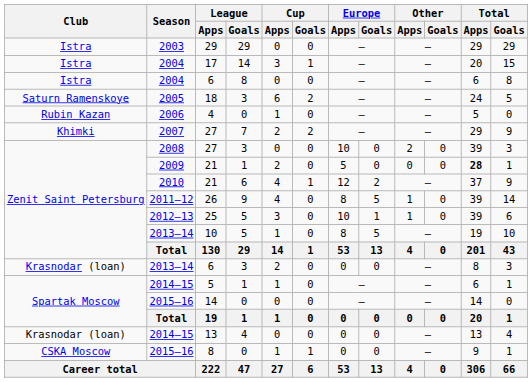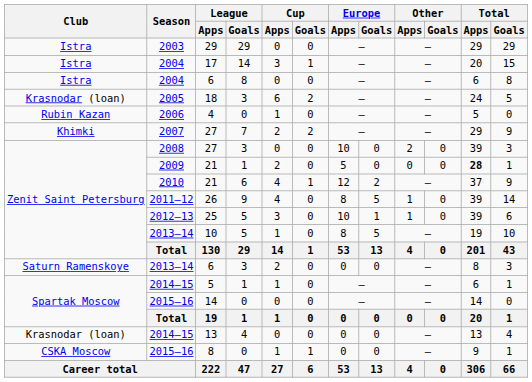(76, 98) Saturn Ramenskoye -> (76, 98) Krasnodar (loan)
(76, 267) Krasnodar (loan) -> (76, 267) Saturn Ramenskoye
